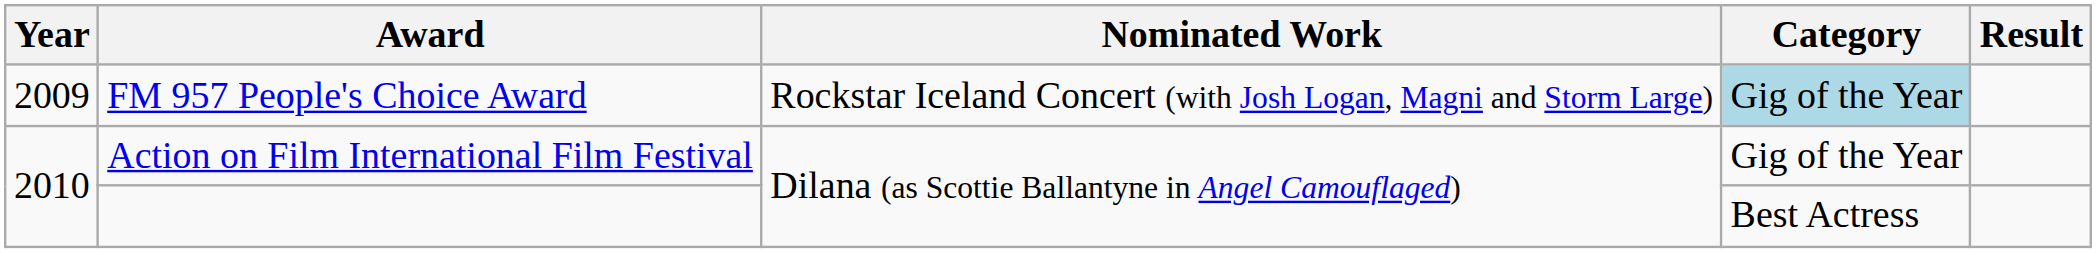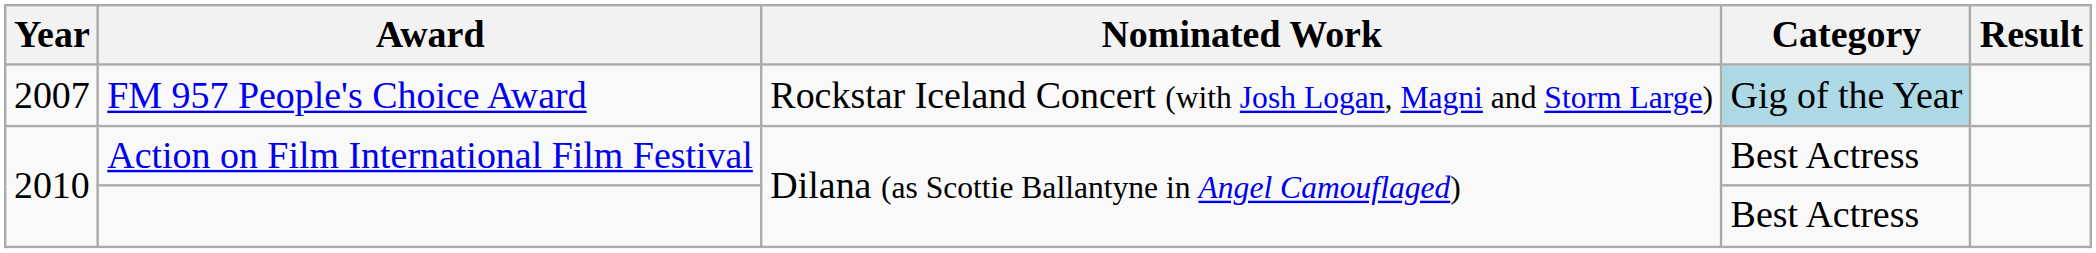(52, 94) 2009 -> (52, 94) 2007
(1846, 154) Gig of the Year -> (1825, 154) Best Actress
